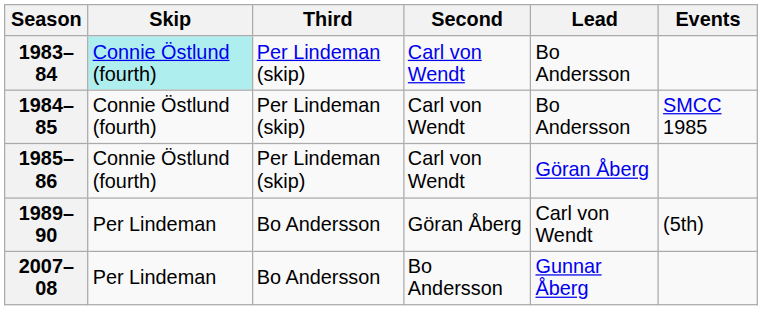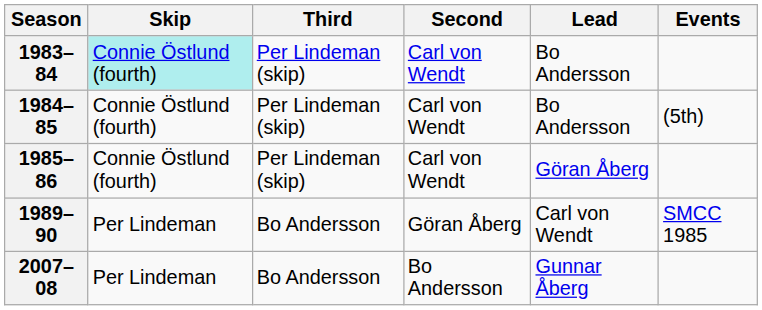(692, 116) SMCC 1985 -> (684, 116) (5th)
(684, 224) (5th) -> (692, 224) SMCC 1985
